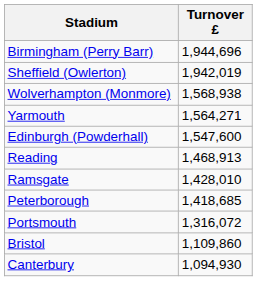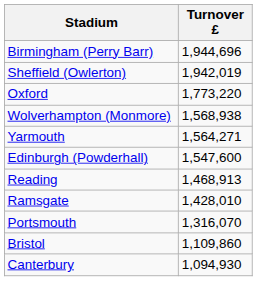+ row: (28, 94)
- row: (48, 200)
(212, 222) 1,316,072 -> (212, 222) 1,316,070
